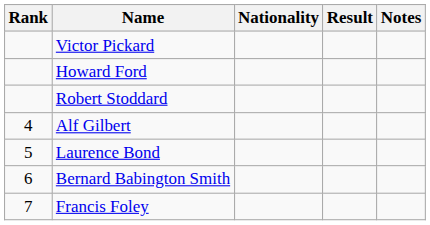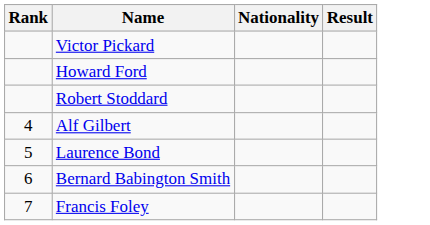- column: (401, 17)
